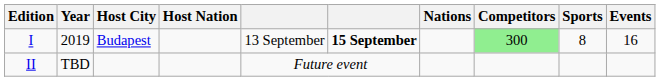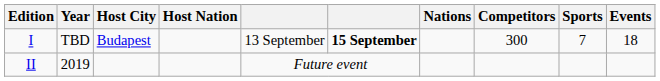(75, 40) 2019 -> (75, 40) TBD
(517, 40) lightgreen background -> (517, 40) no background
(583, 40) 8 -> (583, 40) 7
(631, 40) 16 -> (631, 40) 18
(75, 64) TBD -> (75, 64) 2019
